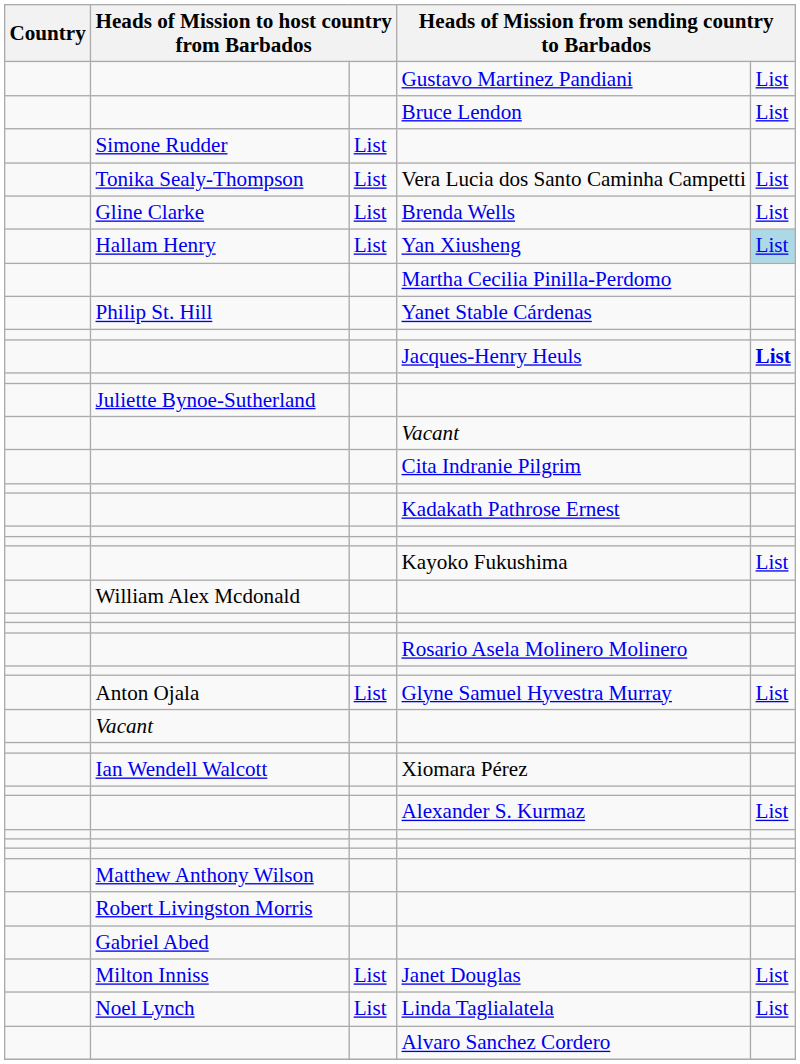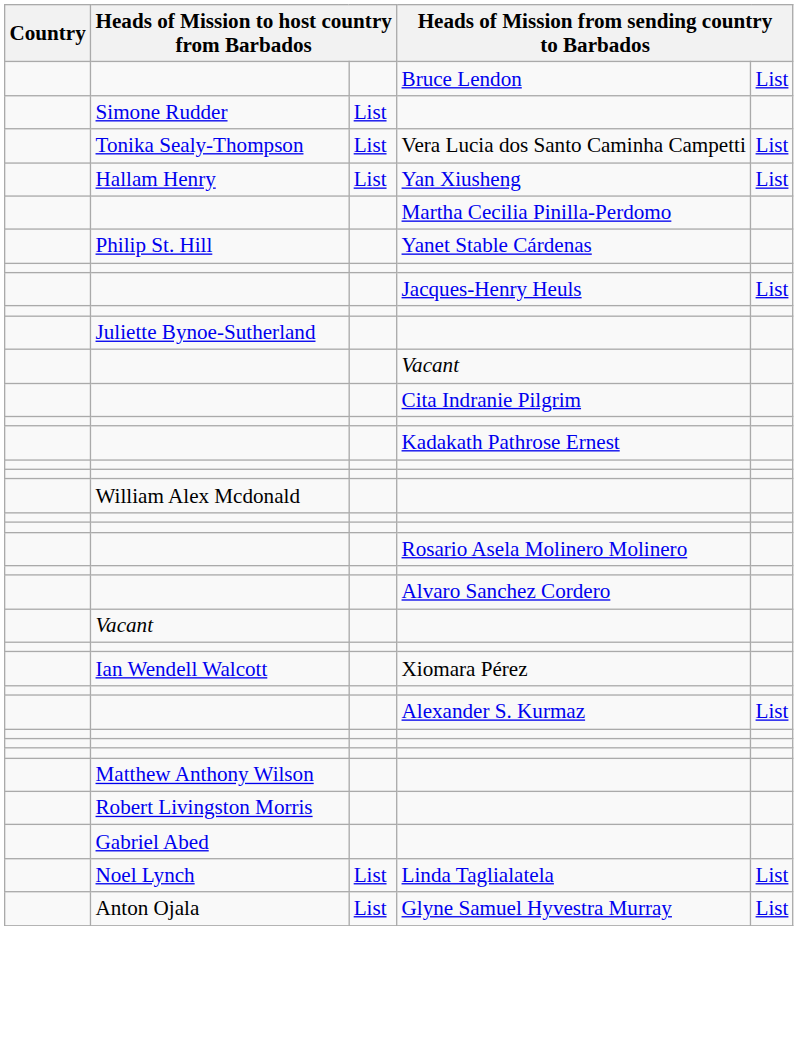- row: (220, 79)
- row: (150, 212)
(772, 245) lightblue background -> (772, 178) no background
(773, 356) bold -> (772, 289) normal
- row: (220, 563)
rows swapped: (147, 692) <-> (220, 1043)
- row: (152, 975)
